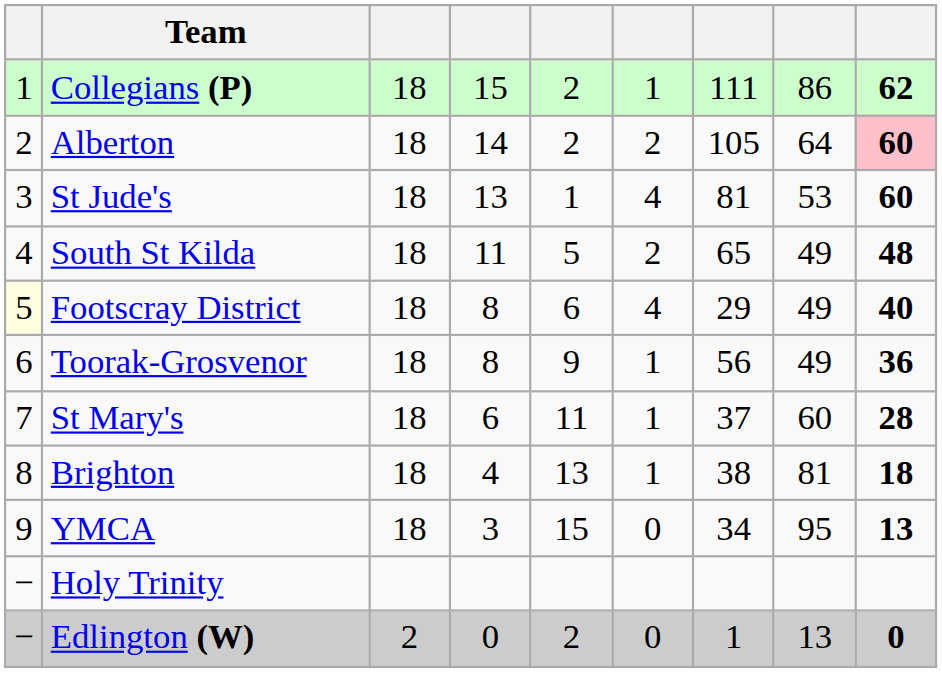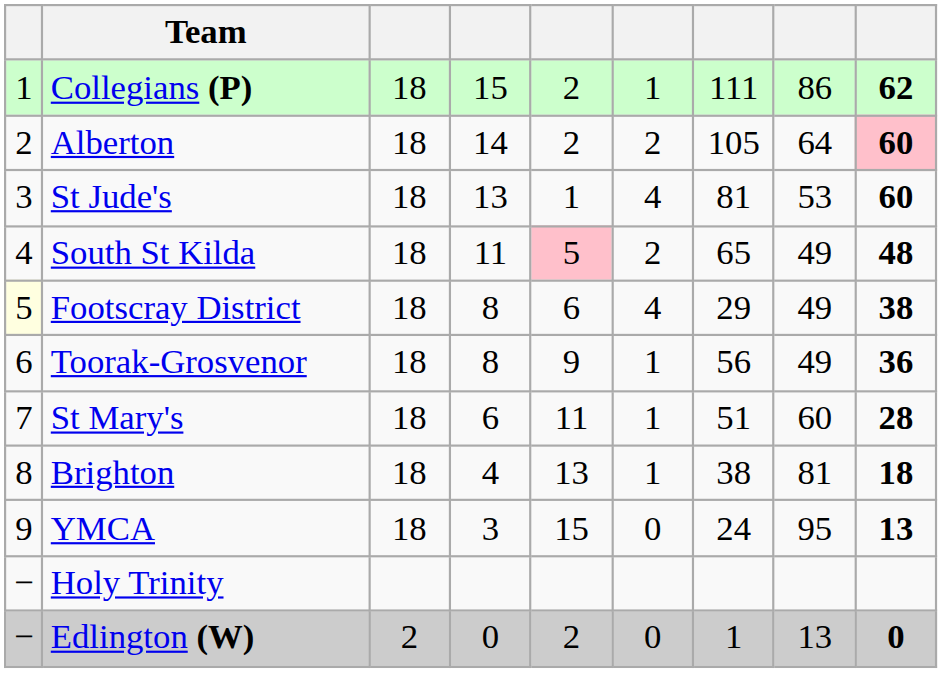(572, 252) no background -> (572, 252) pink background
(896, 307) 40 -> (896, 307) 38
(734, 417) 37 -> (734, 417) 51
(734, 527) 34 -> (734, 527) 24
